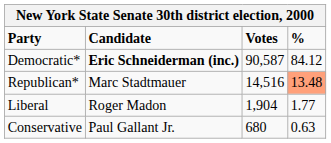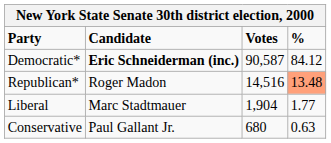(137, 82) Marc Stadtmauer -> (127, 82) Roger Madon
(127, 104) Roger Madon -> (137, 104) Marc Stadtmauer
